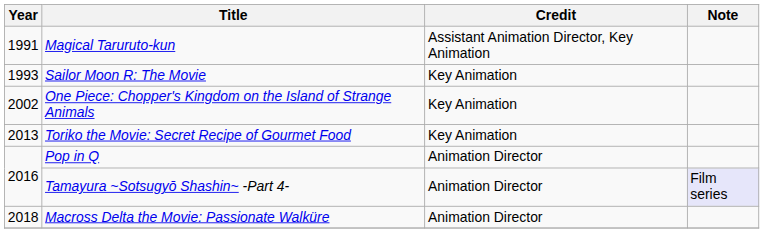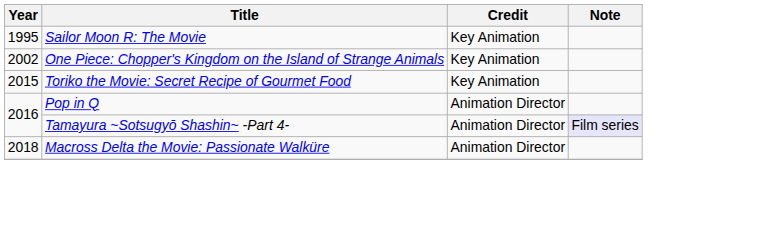- row: (110, 45)
(23, 75) 1993 -> (23, 37) 1995
(23, 135) 2013 -> (23, 81) 2015
